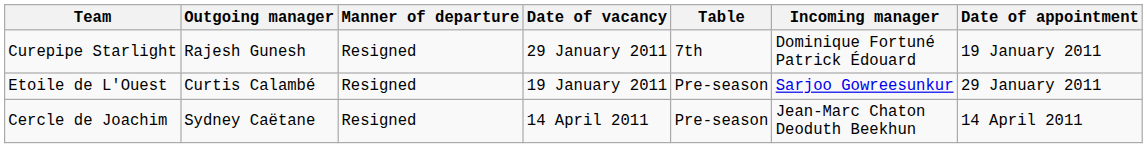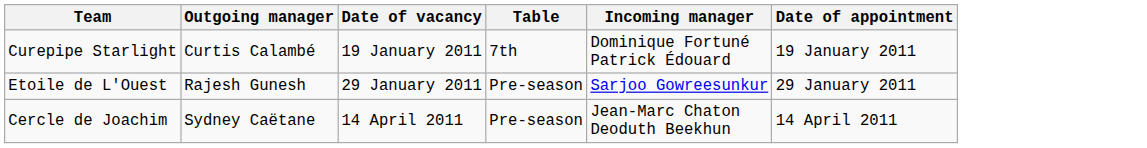- column: (430, 17)
(245, 52) Rajesh Gunesh -> (250, 52) Curtis Calambé
(597, 52) 29 January 2011 -> (412, 52) 19 January 2011
(250, 86) Curtis Calambé -> (245, 86) Rajesh Gunesh
(597, 86) 19 January 2011 -> (412, 86) 29 January 2011
